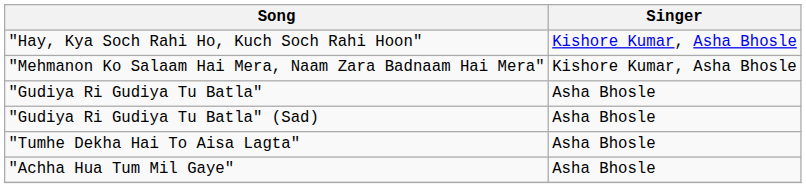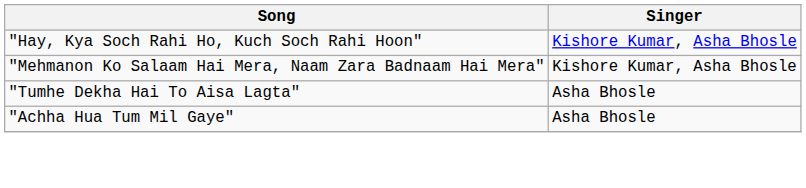- row: (135, 94)
- row: (164, 119)
